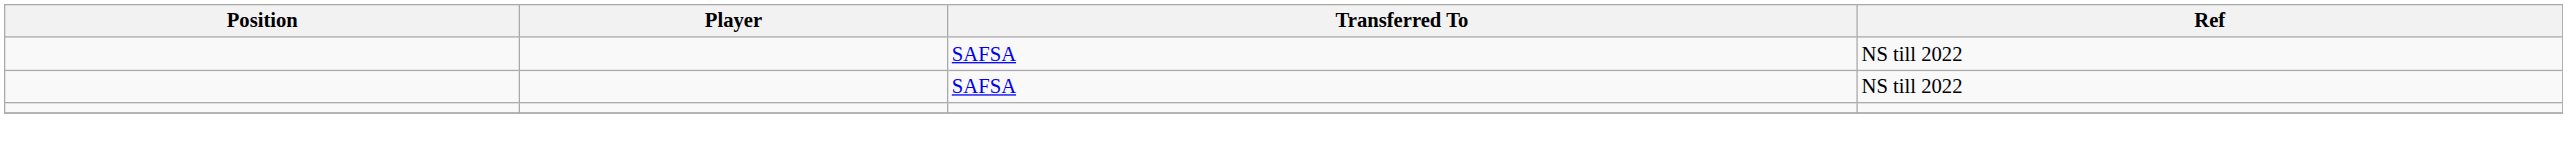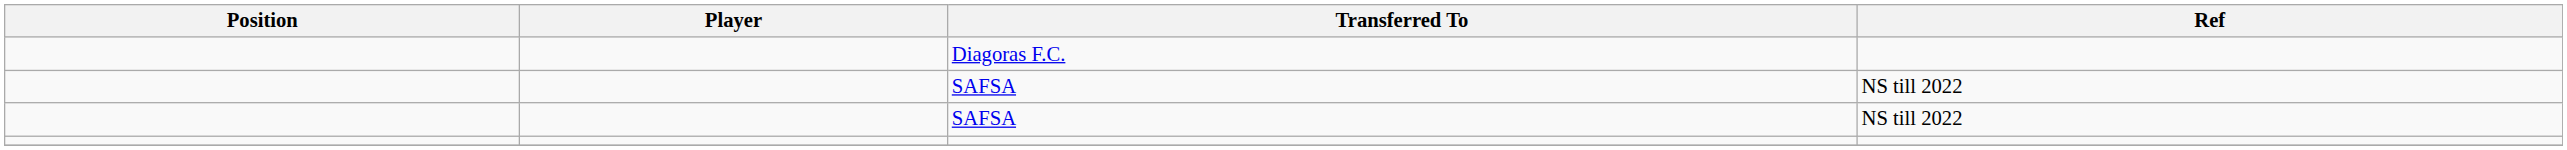+ row: (1009, 53)
